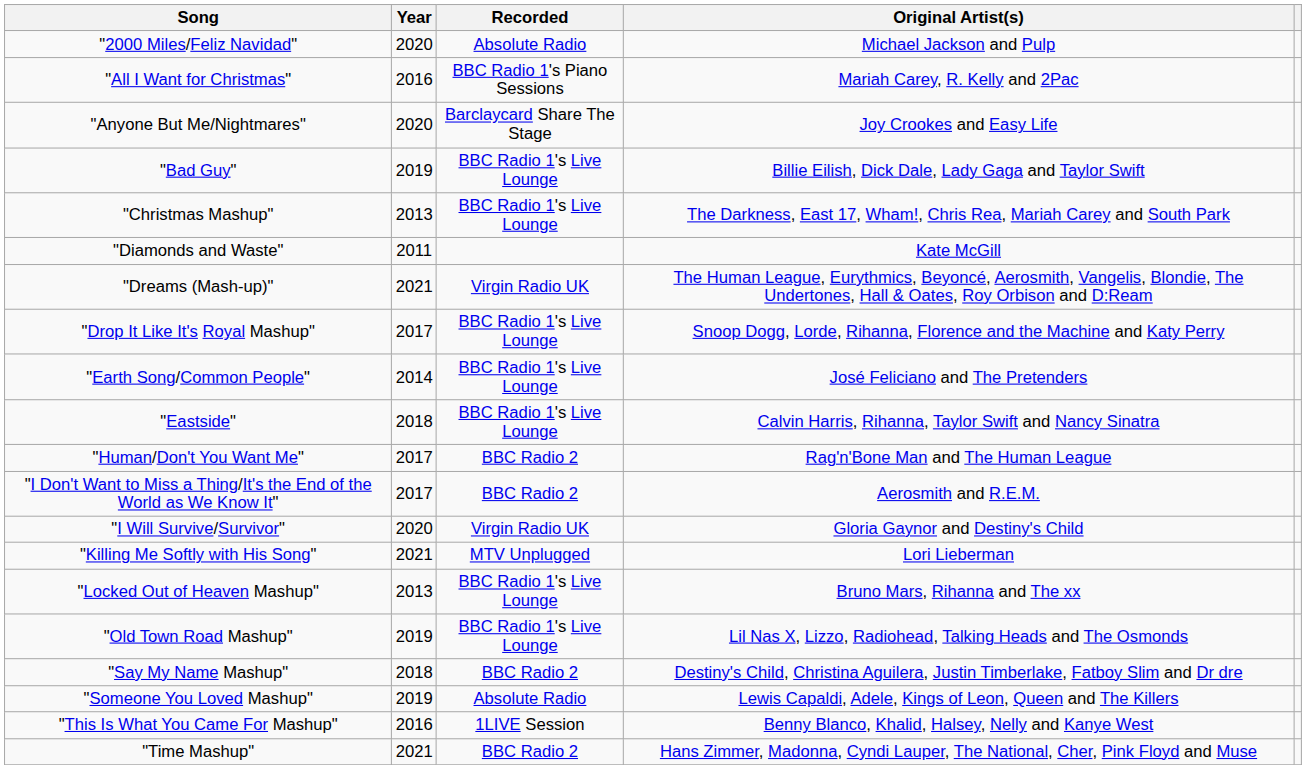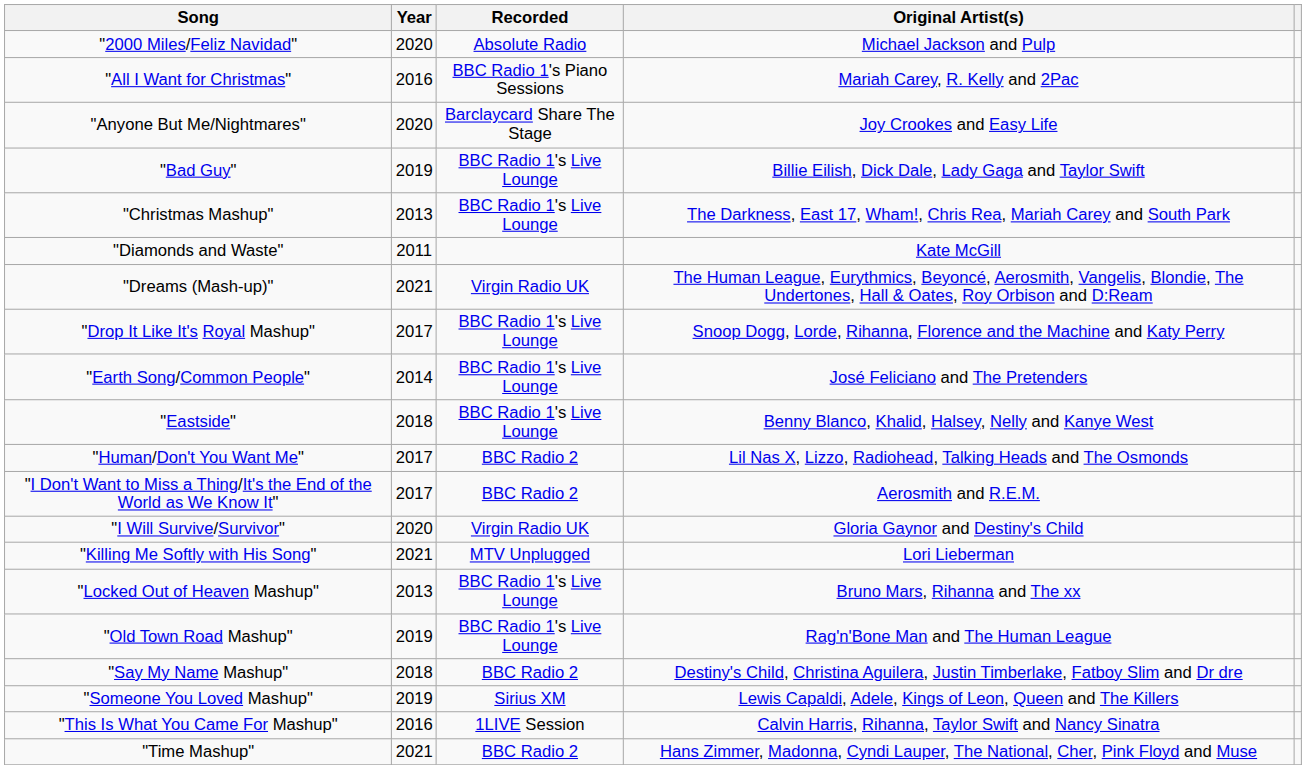(959, 421) Calvin Harris, Rihanna, Taylor Swift and Nancy Sinatra -> (959, 421) Benny Blanco, Khalid, Halsey, Nelly and Kanye West
(959, 457) Rag'n'Bone Man and The Human League -> (959, 457) Lil Nas X, Lizzo, Radiohead, Talking Heads and The Osmonds
(959, 636) Lil Nas X, Lizzo, Radiohead, Talking Heads and The Osmonds -> (959, 636) Rag'n'Bone Man and The Human League
(530, 698) Absolute Radio -> (530, 698) Sirius XM
(959, 725) Benny Blanco, Khalid, Halsey, Nelly and Kanye West -> (959, 725) Calvin Harris, Rihanna, Taylor Swift and Nancy Sinatra
